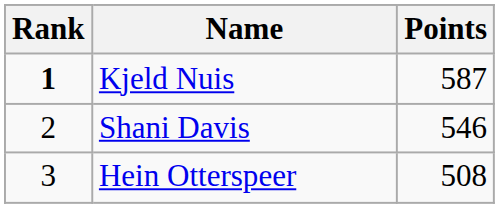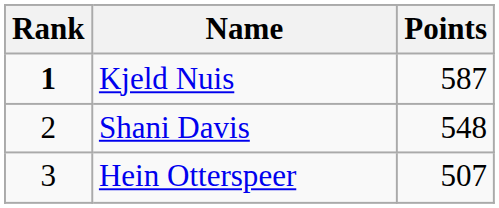(464, 127) 546 -> (464, 127) 548
(464, 176) 508 -> (464, 176) 507
